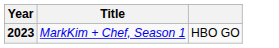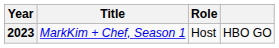+ column: (204, 14)
